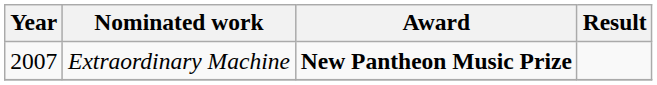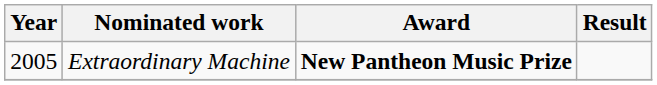(34, 60) 2007 -> (34, 60) 2005
